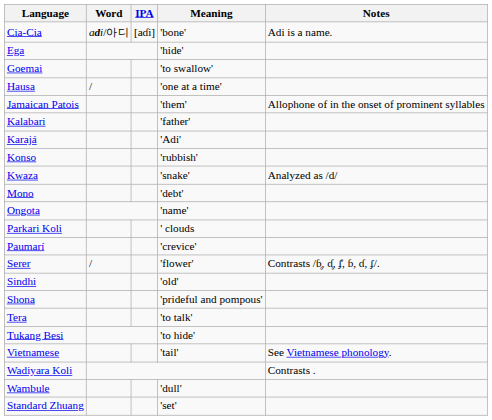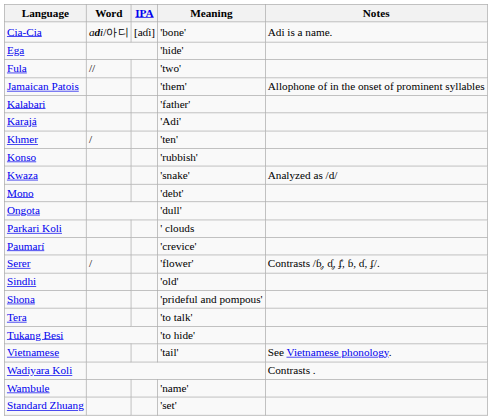+ row: (17, 68)
- row: (25, 68)
- row: (21, 86)
+ row: (22, 139)
(174, 210) 'name' -> (171, 210) 'dull'
(171, 388) 'dull' -> (174, 388) 'name'
